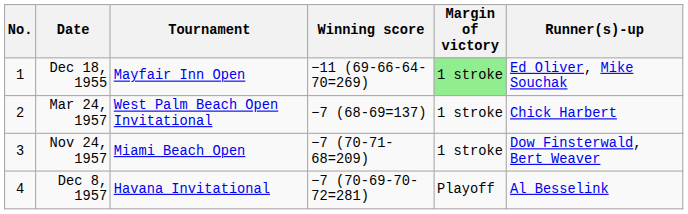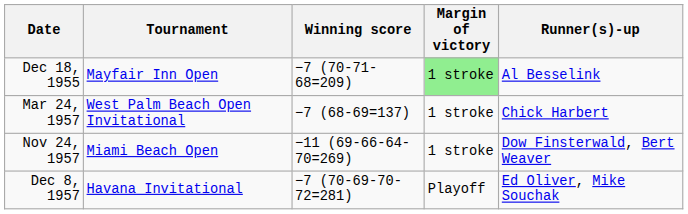- column: (20, 32)
(369, 77) −11 (69-66-64-70=269) -> (336, 77) −7 (70-71-68=209)
(572, 77) Ed Oliver, Mike Souchak -> (551, 77) Al Besselink
(352, 152) −7 (70-71-68=209) -> (353, 152) −11 (69-66-64-70=269)
(559, 190) Al Besselink -> (564, 190) Ed Oliver, Mike Souchak
